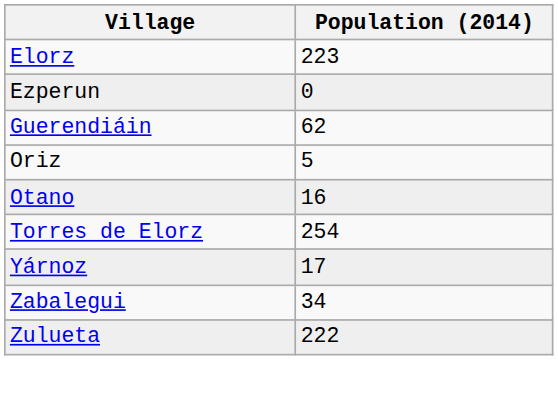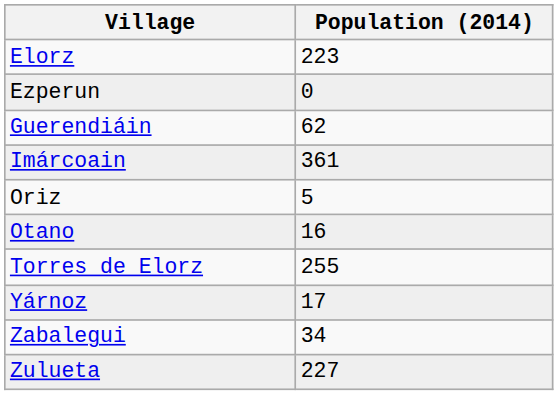+ row: (68, 162)
(424, 232) 254 -> (424, 267) 255
(424, 337) 222 -> (424, 372) 227
